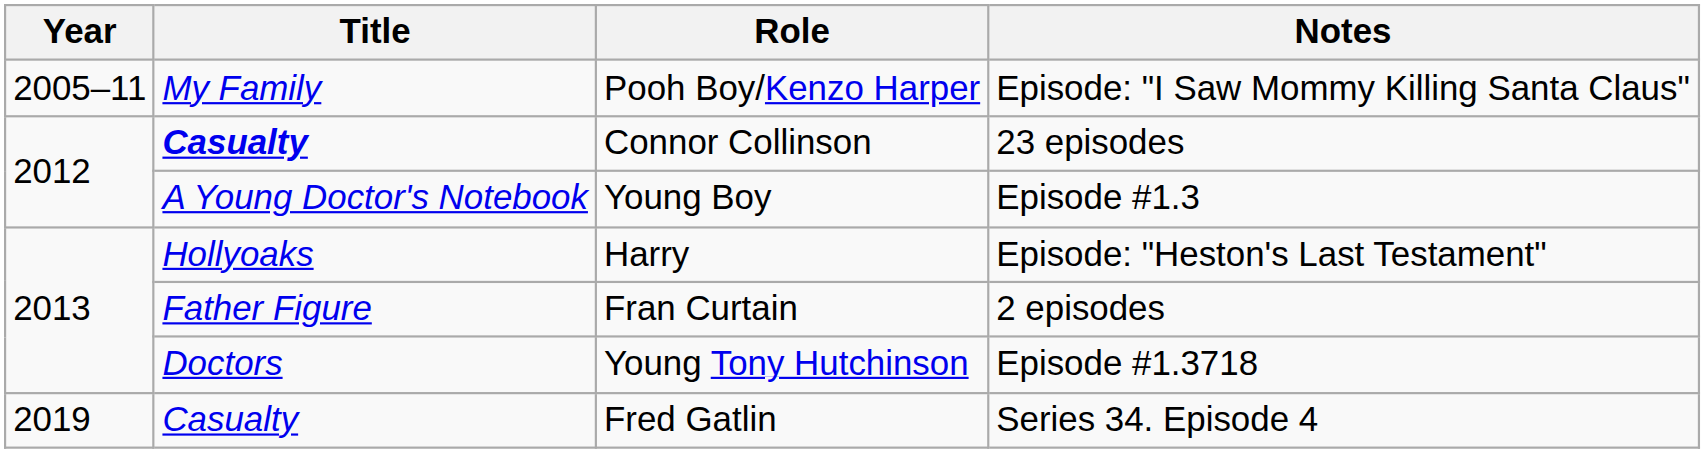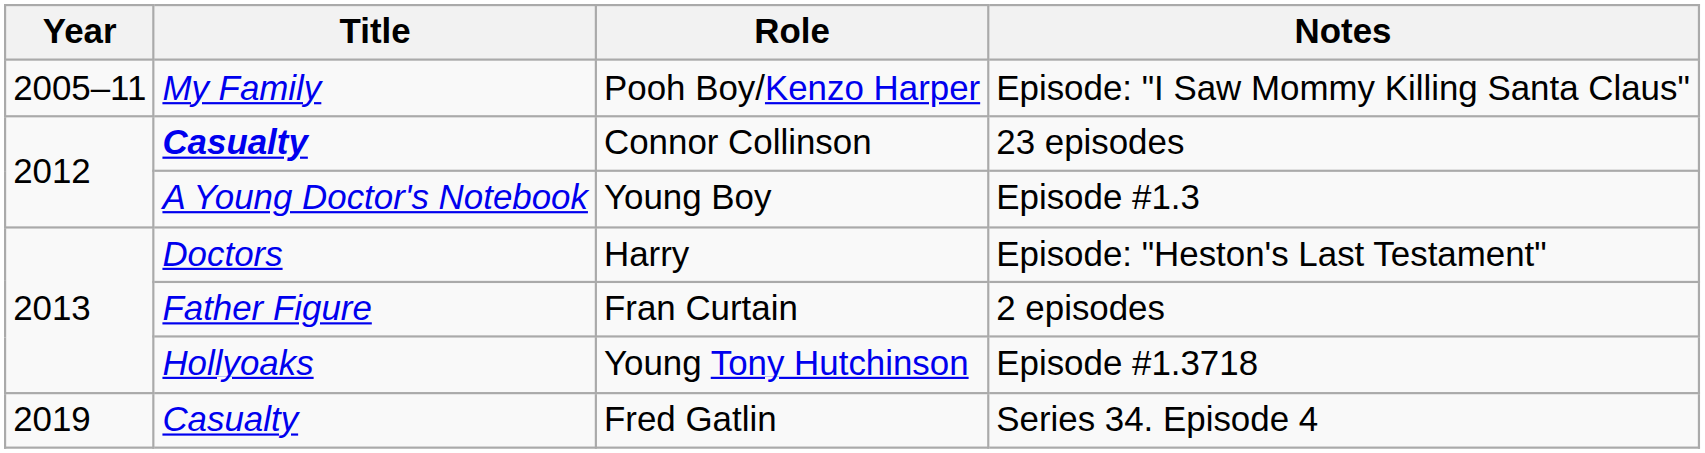(238, 253) Hollyoaks -> (223, 253) Doctors
(223, 364) Doctors -> (238, 364) Hollyoaks
